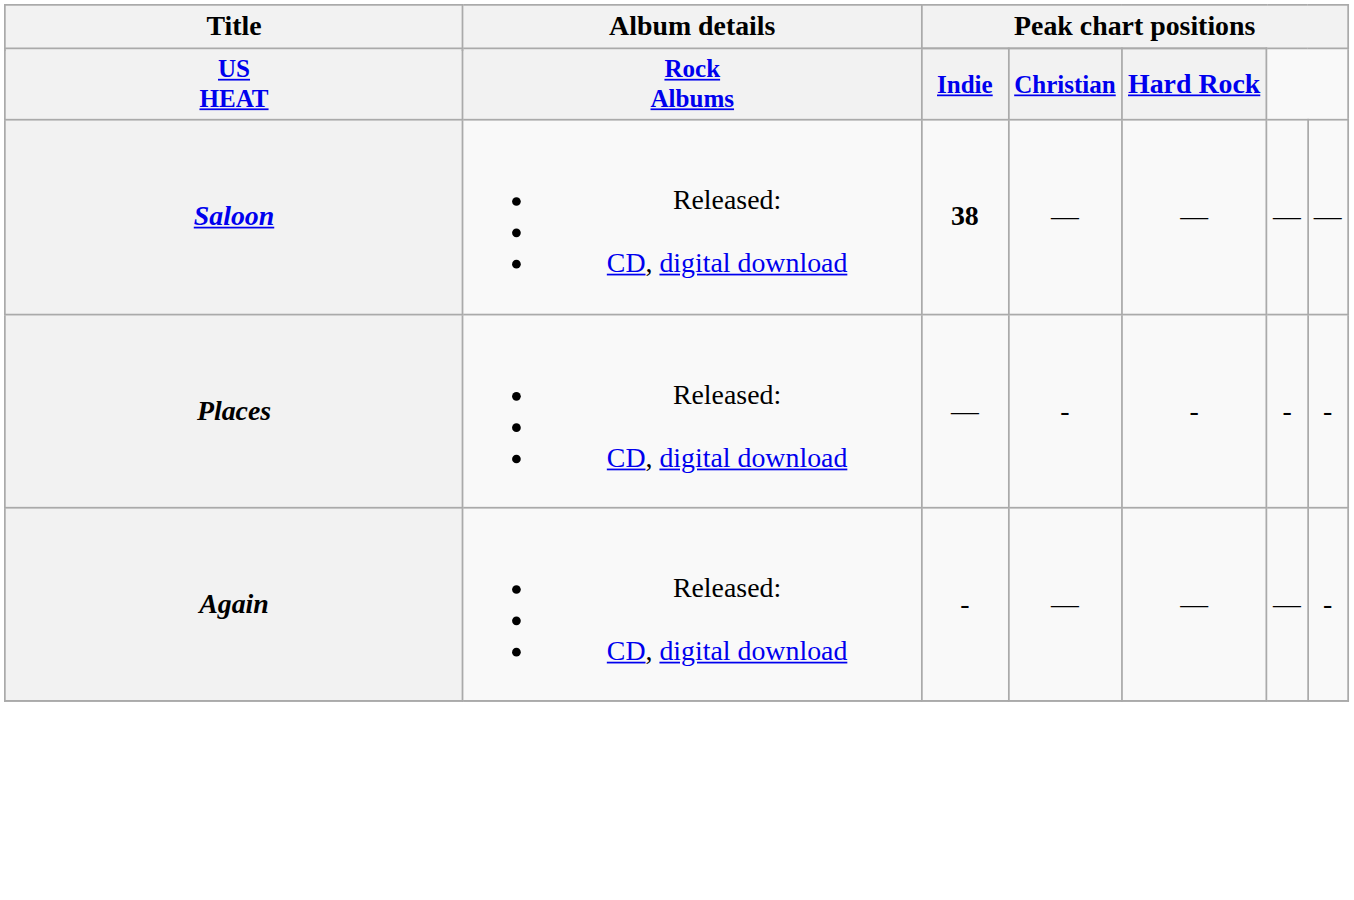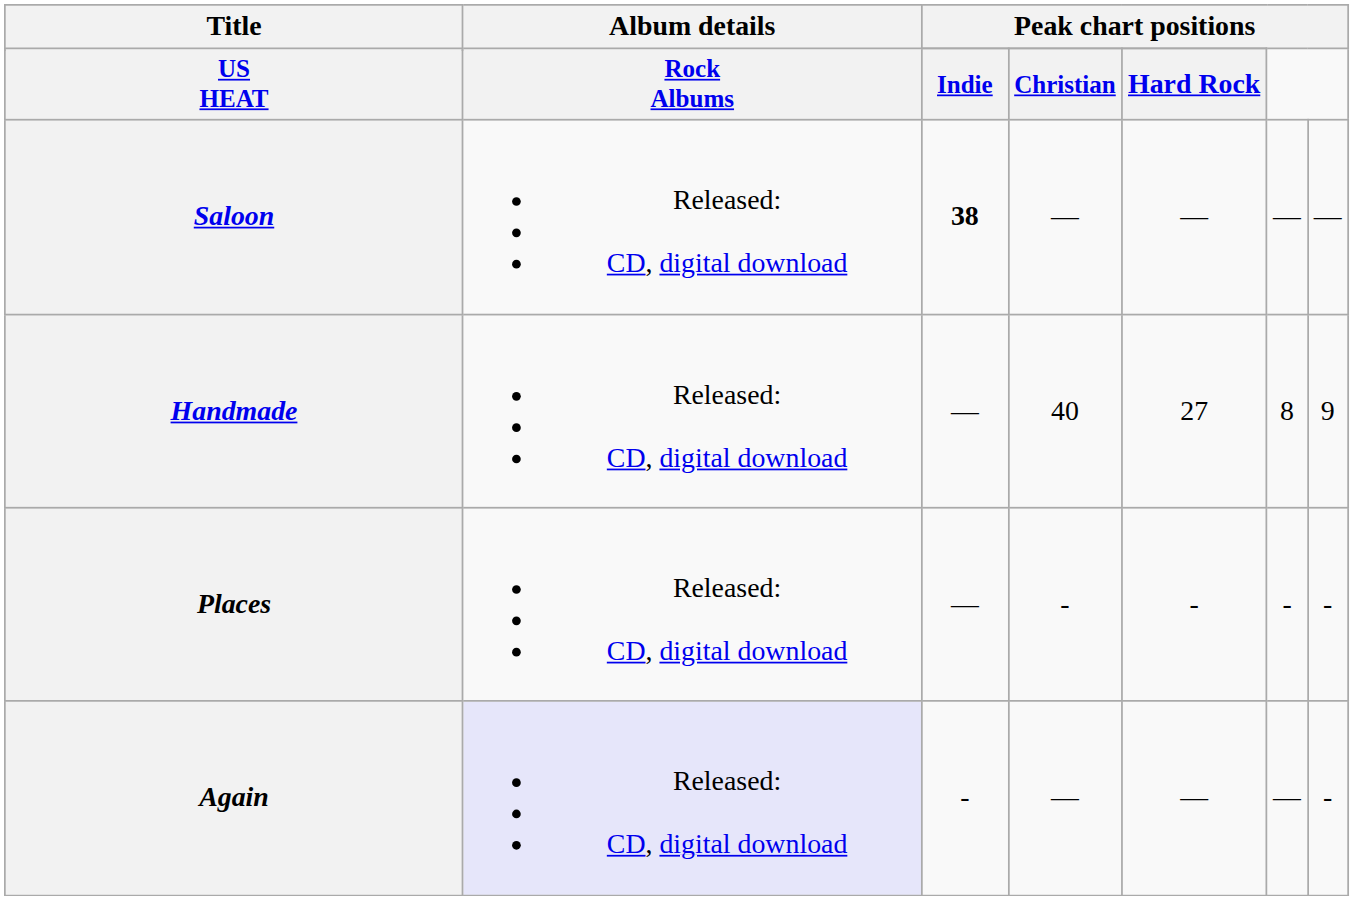+ row: (234, 410)
(692, 620) no background -> (692, 814) lavender background
